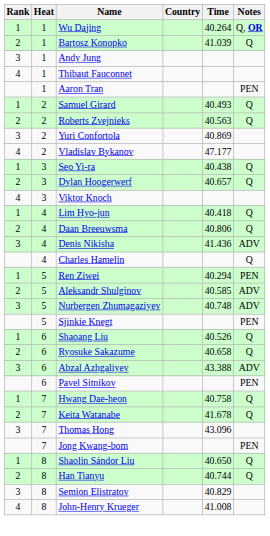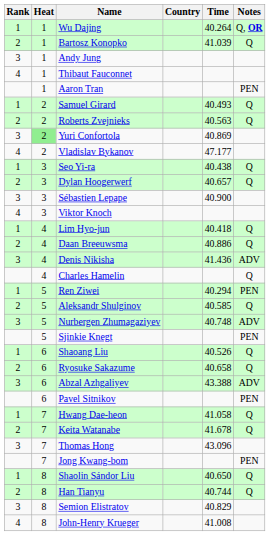(44, 136) no background -> (44, 136) lightgreen background
+ row: (93, 197)
(218, 228) 40.806 -> (218, 244) 40.886
(249, 290) ADV -> (249, 306) Q
(218, 399) 40.758 -> (218, 414) 41.058
